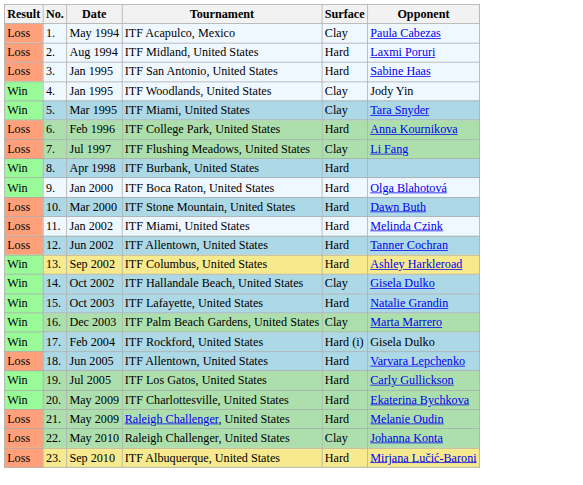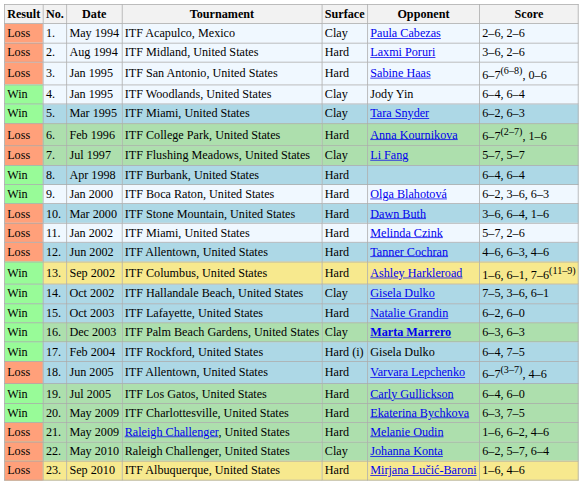+ column: (529, 14)
(406, 322) normal -> (411, 332) bold
